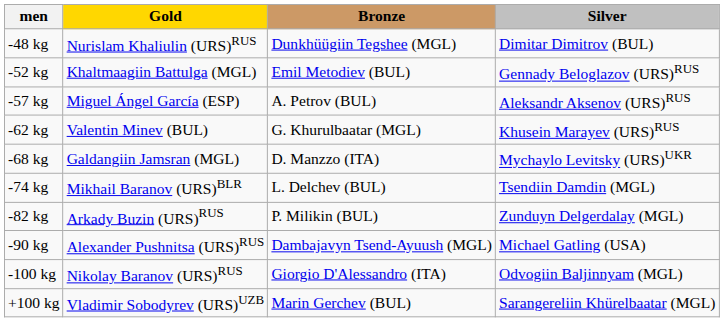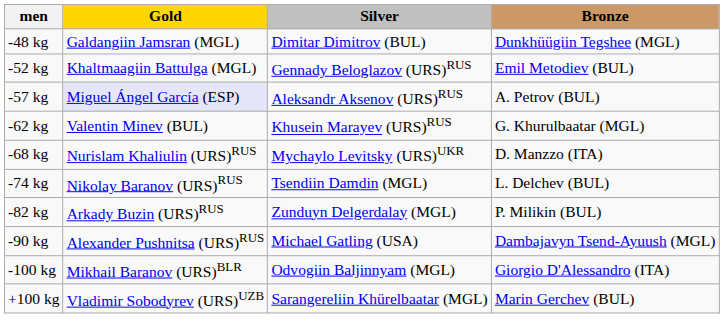columns swapped: (607, 16) <-> (382, 16)
(162, 43) Nurislam Khaliulin (URS)RUS -> (153, 41) Galdangiin Jamsran (MGL)
(153, 101) no background -> (153, 96) lavender background
(153, 158) Galdangiin Jamsran (MGL) -> (162, 154) Nurislam Khaliulin (URS)RUS
(154, 187) Mikhail Baranov (URS)BLR -> (155, 183) Nikolay Baranov (URS)RUS
(155, 274) Nikolay Baranov (URS)RUS -> (154, 269) Mikhail Baranov (URS)BLR
